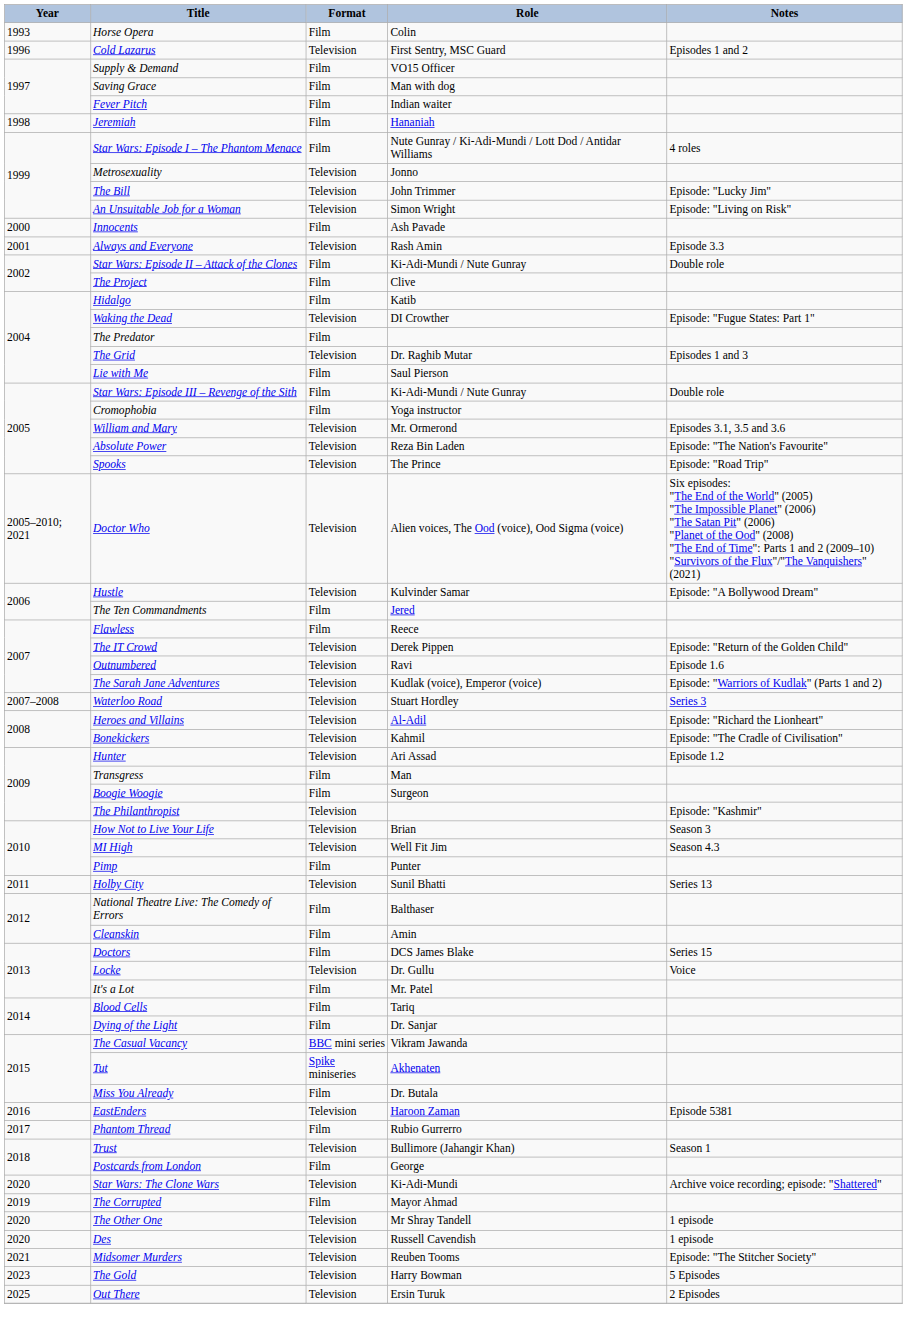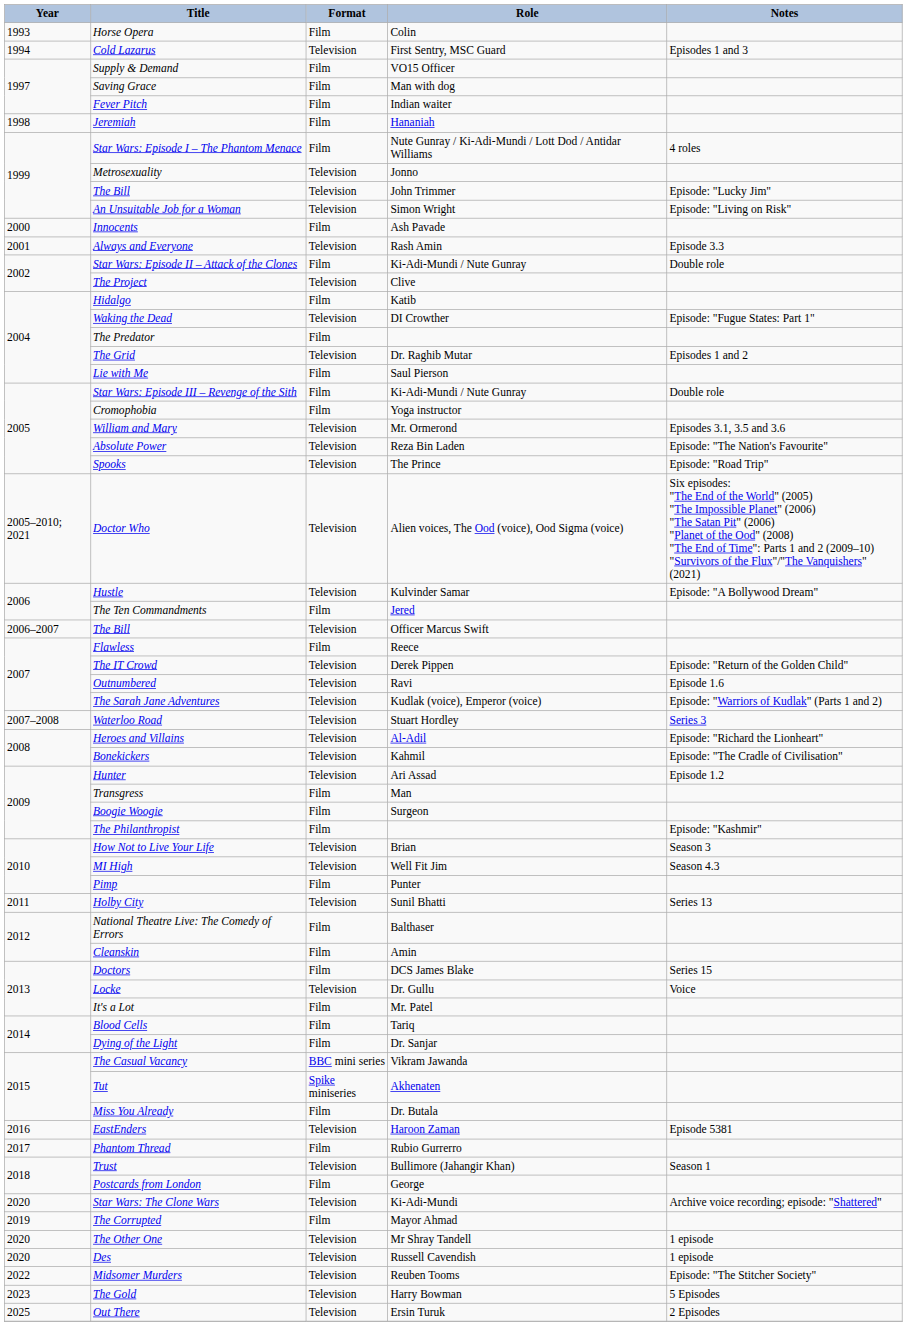(19, 50) 1996 -> (19, 50) 1994
(709, 50) Episodes 1 and 2 -> (709, 50) Episodes 1 and 3
(320, 282) Film -> (333, 282) Television
(709, 355) Episodes 1 and 3 -> (709, 355) Episodes 1 and 2
+ row: (111, 628)
(333, 811) Television -> (320, 829) Film
(19, 1257) 2021 -> (19, 1275) 2022
